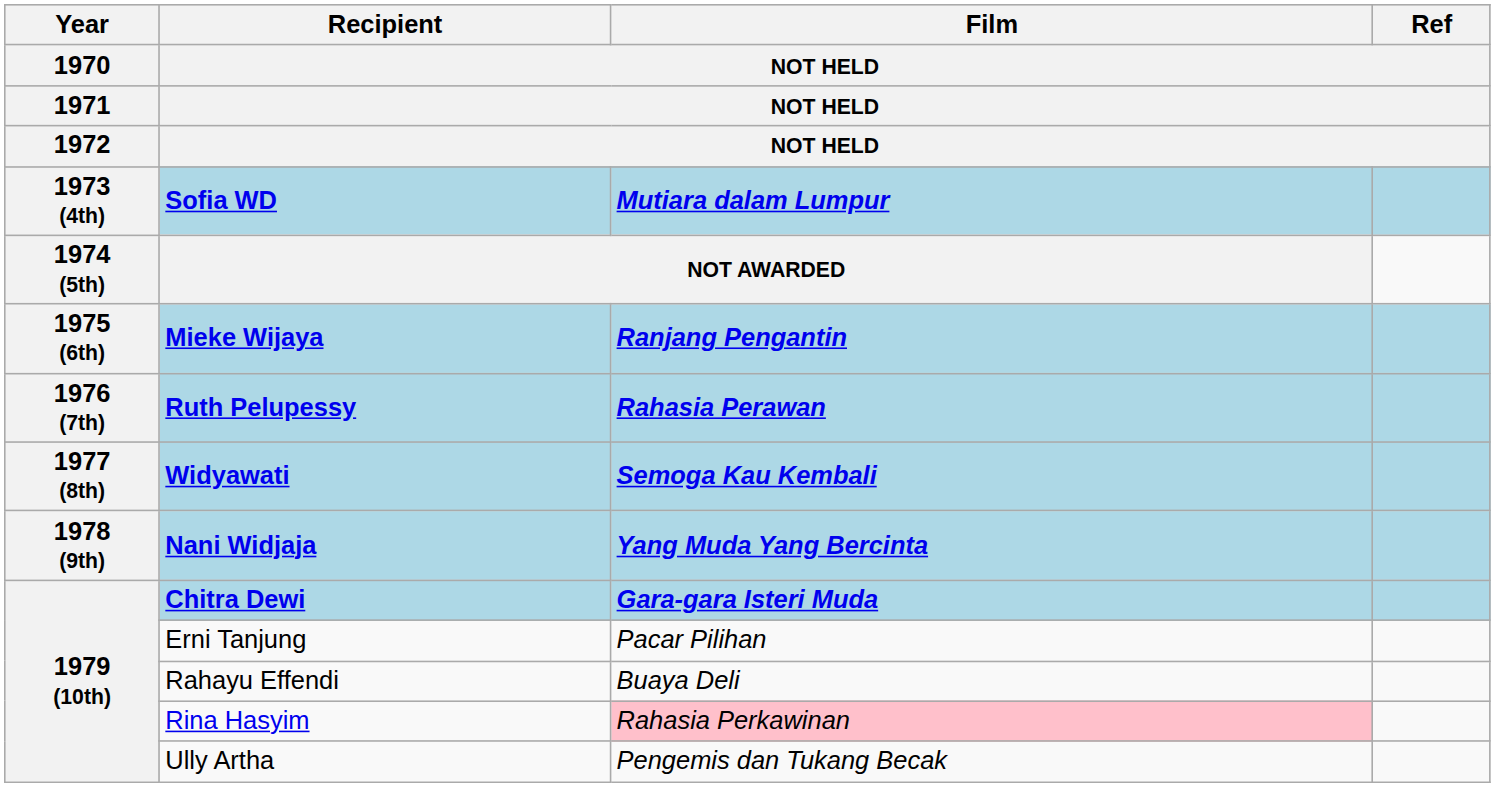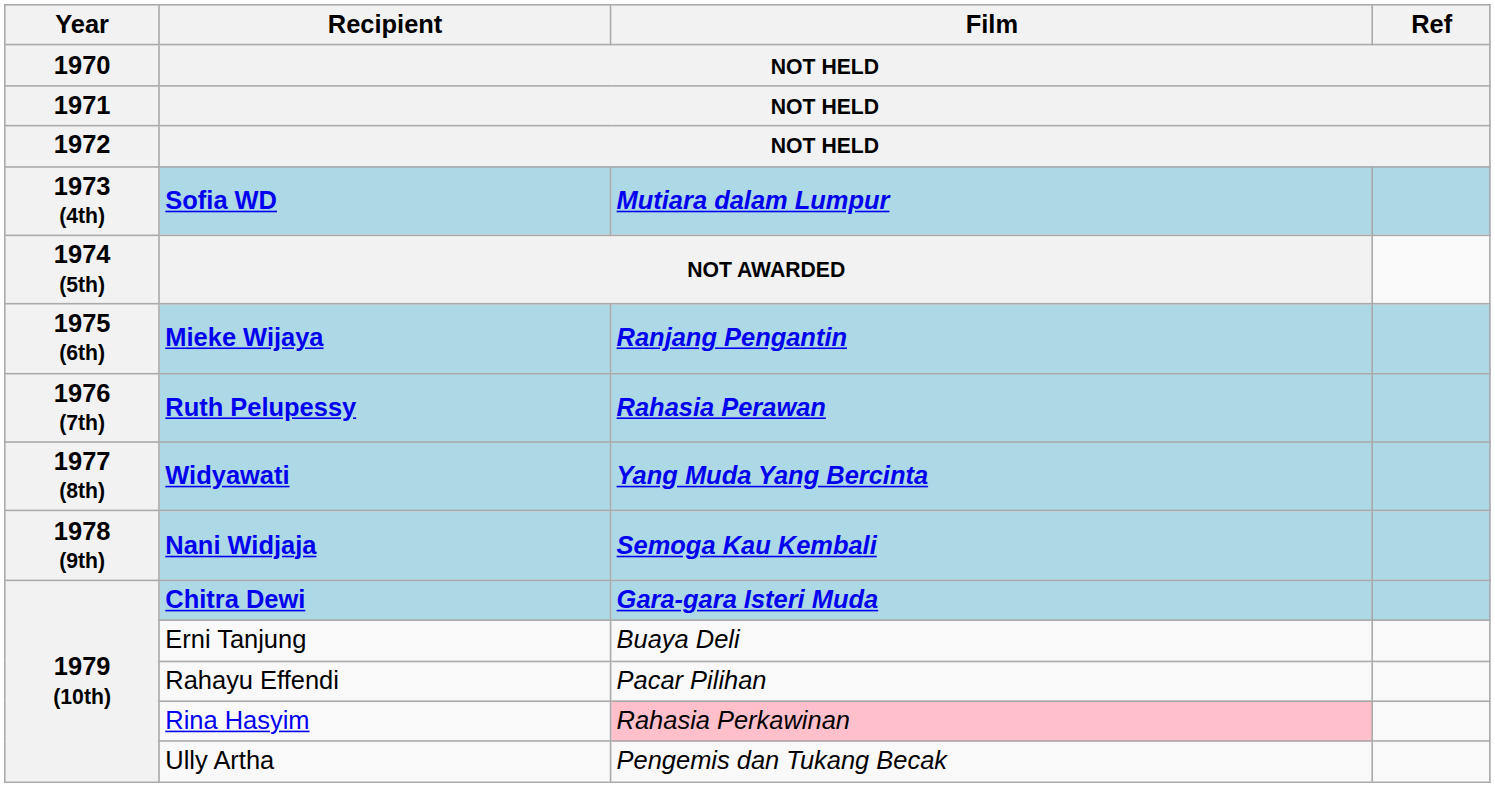(747, 476) Semoga Kau Kembali -> (772, 476) Yang Muda Yang Bercinta
(772, 545) Yang Muda Yang Bercinta -> (747, 545) Semoga Kau Kembali
(692, 640) Pacar Pilihan -> (678, 640) Buaya Deli
(678, 680) Buaya Deli -> (692, 680) Pacar Pilihan
